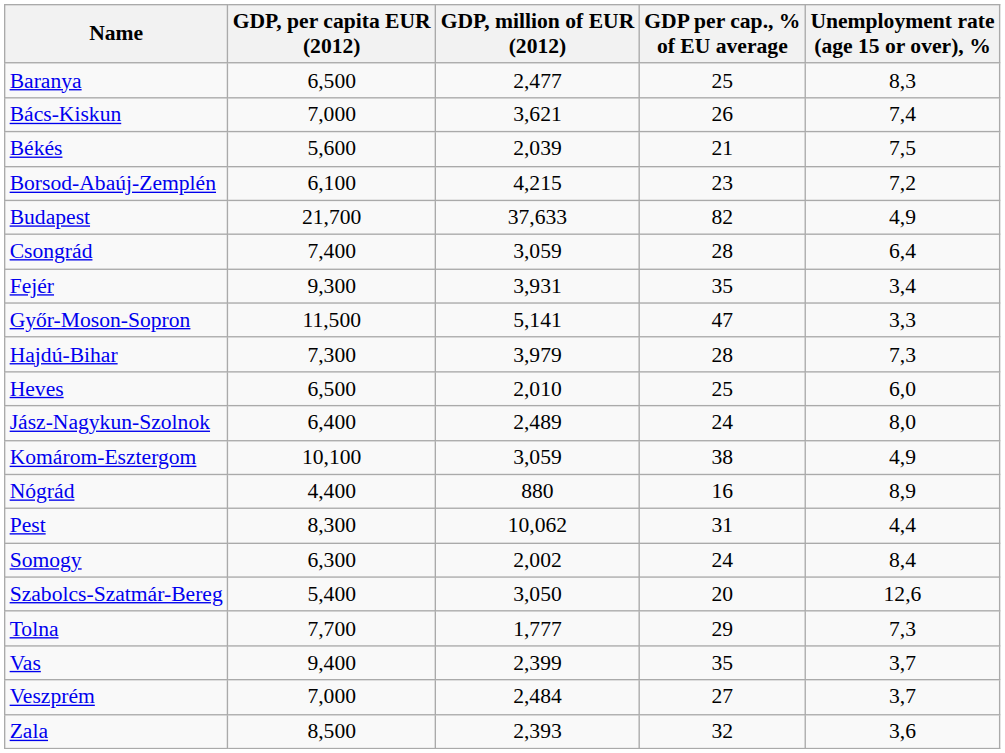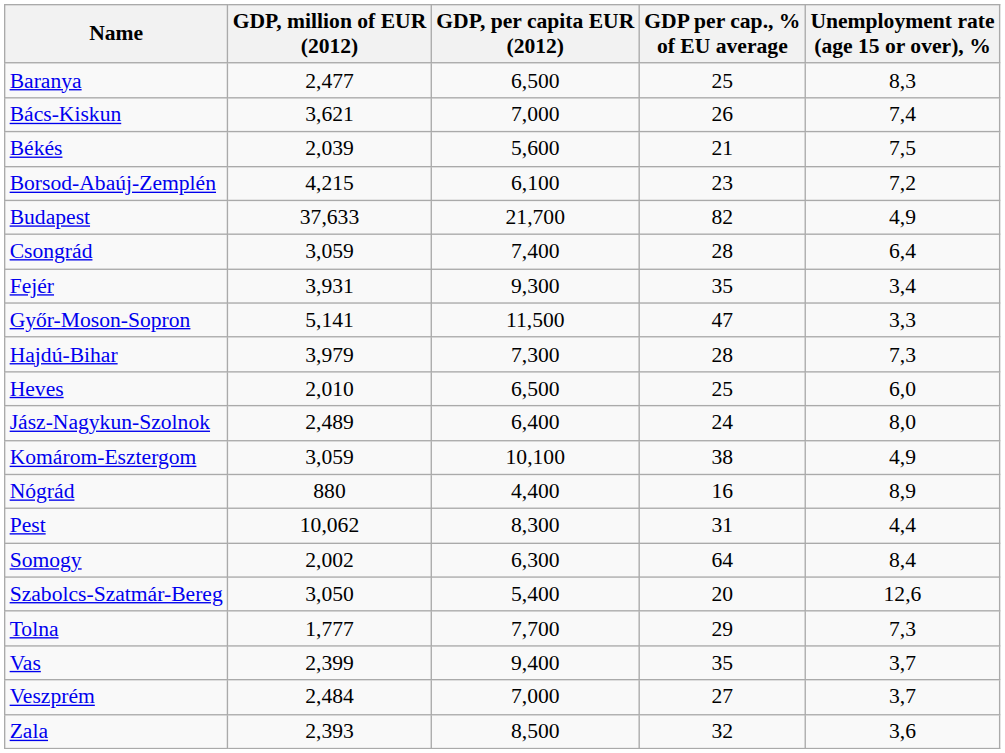columns swapped: (537, 33) <-> (332, 33)
(722, 559) 24 -> (722, 559) 64
